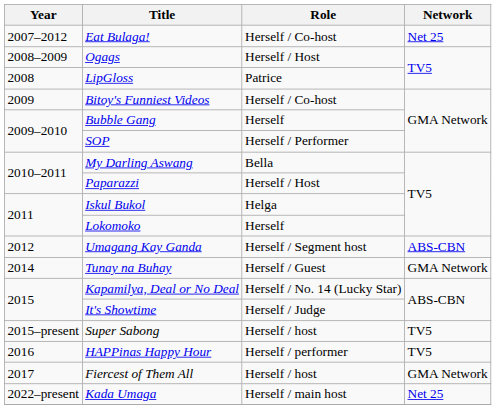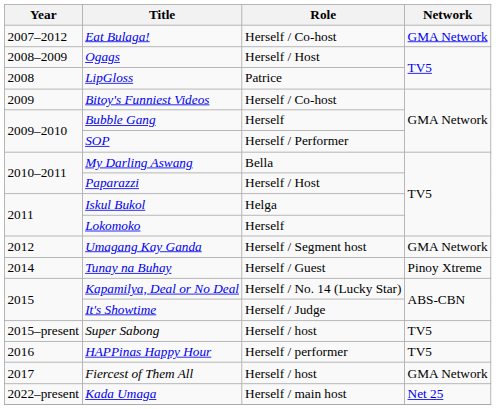(425, 36) Net 25 -> (448, 36) GMA Network
(436, 246) ABS-CBN -> (448, 246) GMA Network
(448, 267) GMA Network -> (445, 267) Pinoy Xtreme
